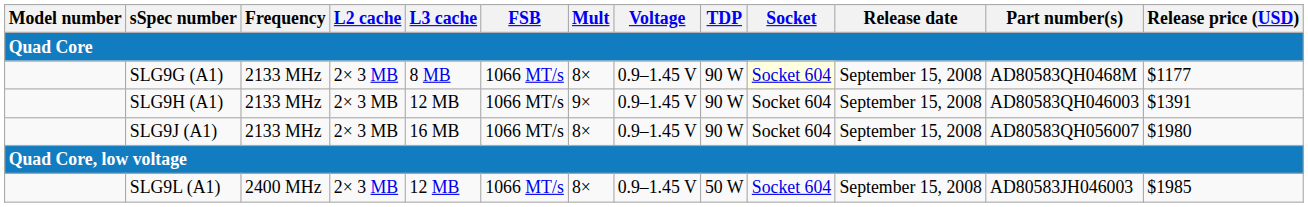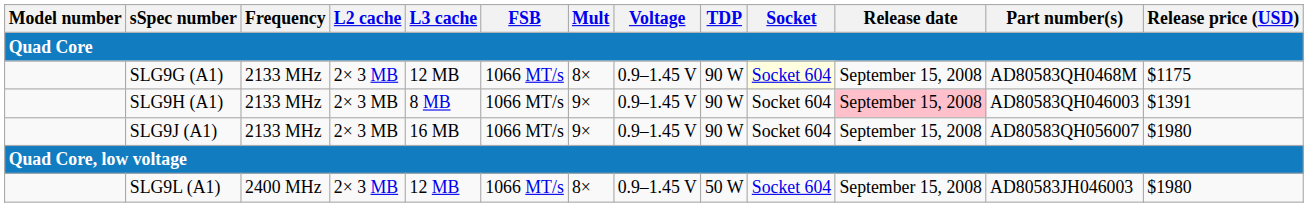(430, 74) 8 MB -> (435, 74) 12 MB
(1169, 74) $1177 -> (1169, 74) $1175
(435, 103) 12 MB -> (430, 103) 8 MB
(911, 103) no background -> (911, 103) pink background
(581, 131) 8× -> (581, 131) 9×
(1169, 187) $1985 -> (1169, 187) $1980
